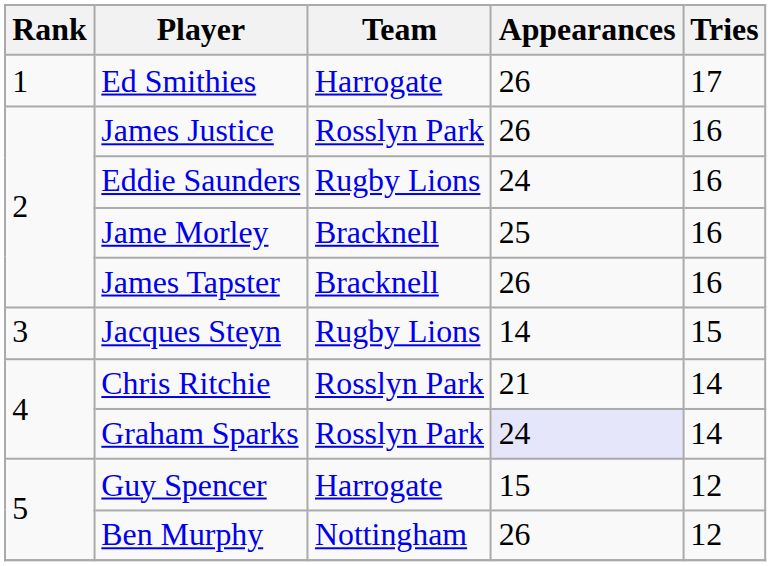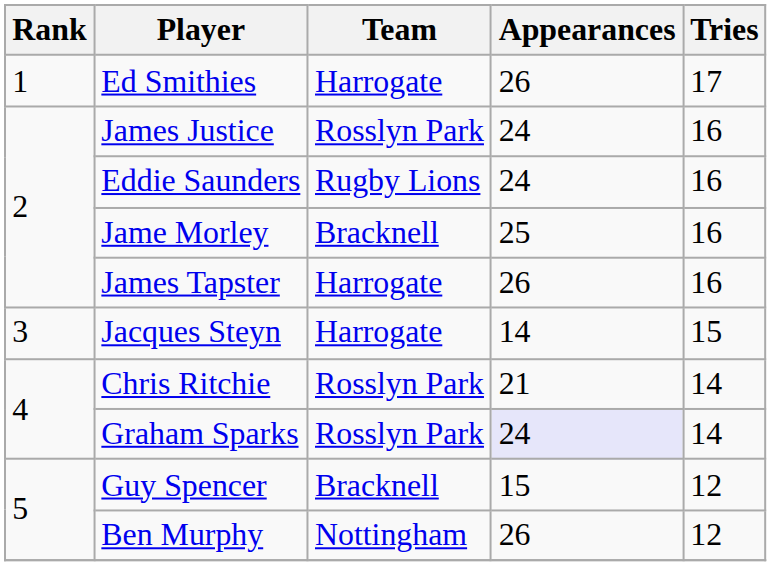(515, 130) 26 -> (515, 130) 24
(377, 282) Bracknell -> (379, 282) Harrogate
(398, 332) Rugby Lions -> (379, 332) Harrogate
(379, 484) Harrogate -> (377, 484) Bracknell
